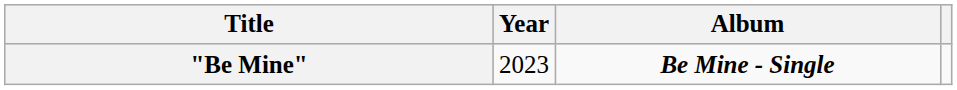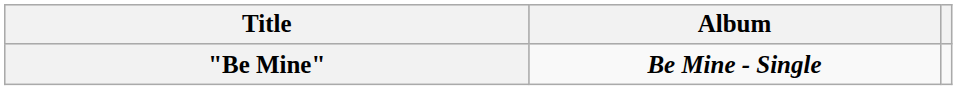- column: (524, 24)
